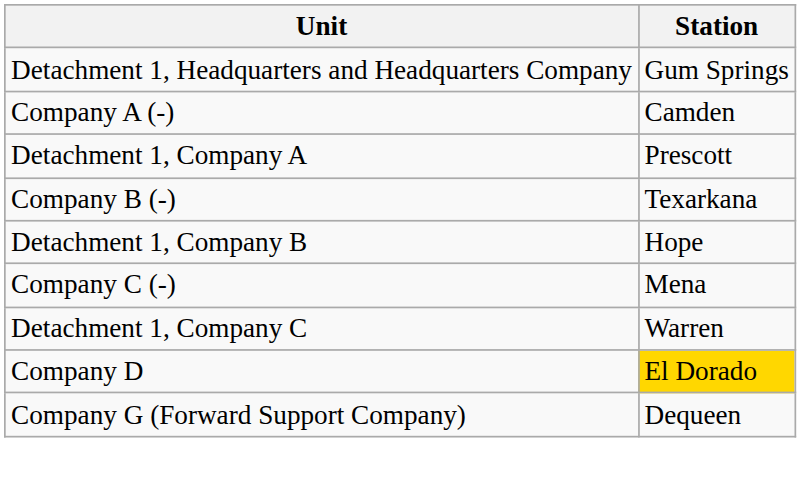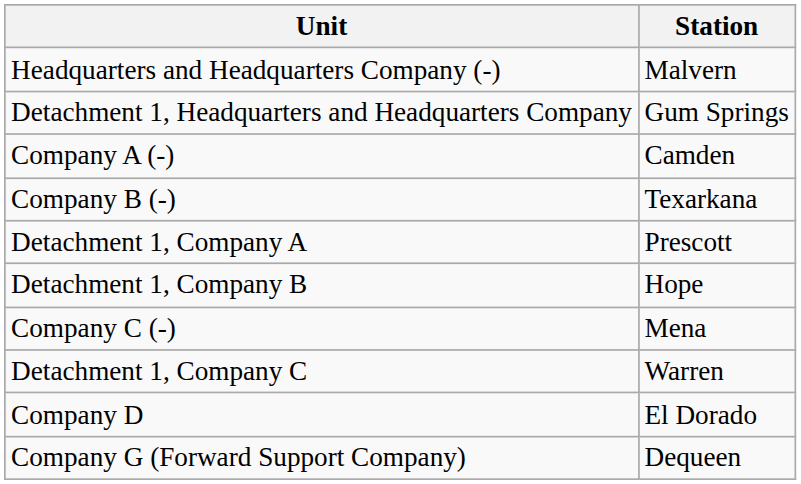+ row: (256, 69)
rows swapped: (159, 155) <-> (93, 198)
(701, 371) gold background -> (701, 414) no background
